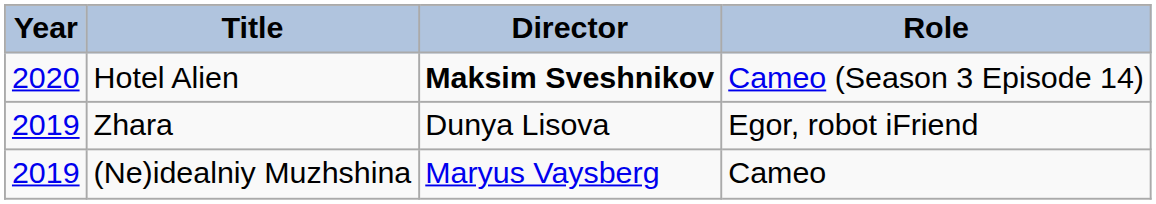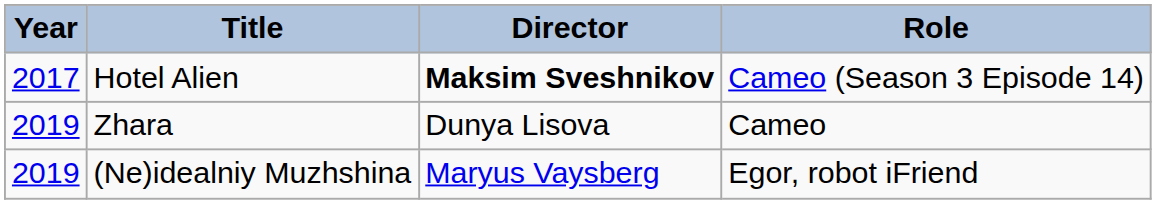(46, 76) 2020 -> (46, 76) 2017
(853, 125) Egor, robot iFriend -> (777, 125) Cameo
(777, 173) Cameo -> (853, 173) Egor, robot iFriend
